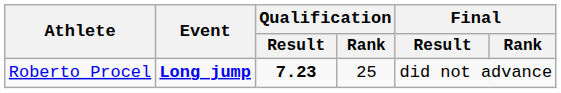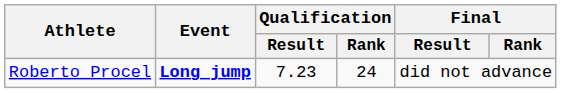(296, 72) bold -> (296, 72) normal
(366, 72) 25 -> (366, 72) 24
